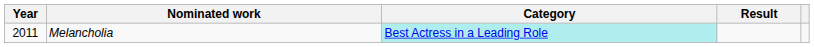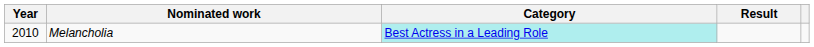(25, 33) 2011 -> (25, 33) 2010
